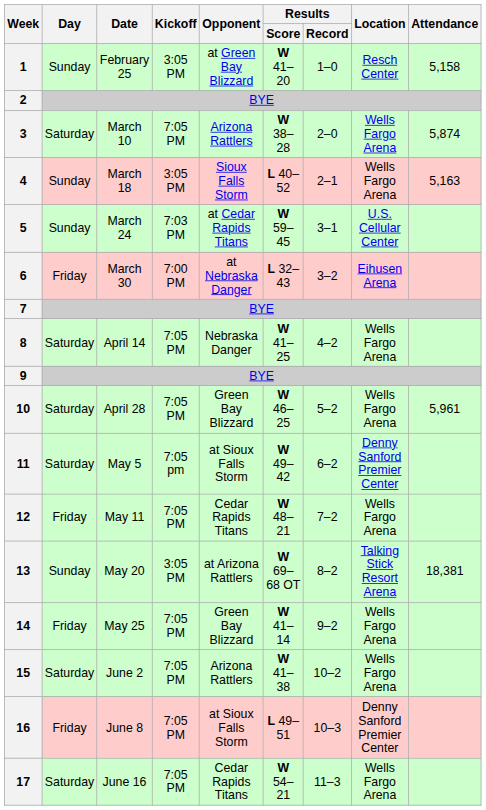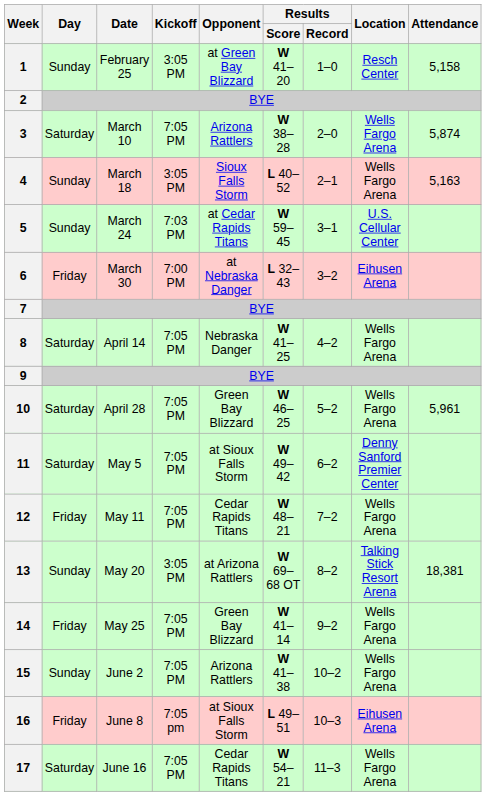(176, 463) 7:05 pm -> (176, 463) 7:05 PM
(70, 673) Saturday -> (70, 673) Sunday
(176, 727) 7:05 PM -> (176, 720) 7:05 pm
(380, 727) Denny Sanford Premier Center -> (380, 720) Eihusen Arena
